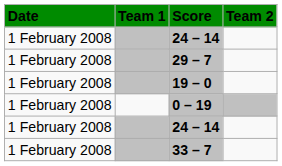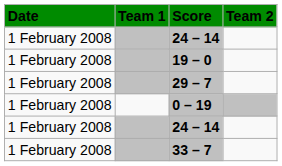rows swapped: (60, 83) <-> (60, 60)
